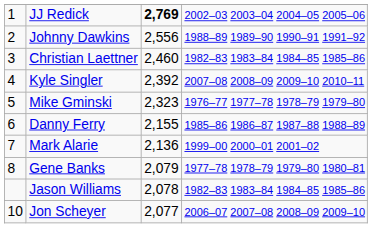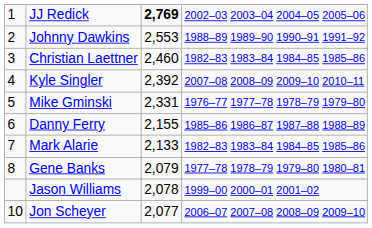(161, 37) 2,556 -> (161, 37) 2,553
(161, 102) 2,323 -> (161, 102) 2,331
(161, 146) 2,136 -> (161, 146) 2,133
(252, 146) 1999–00 2000–01 2001–02 -> (275, 146) 1982–83 1983–84 1984–85 1985–86
(275, 190) 1982–83 1983–84 1984–85 1985–86 -> (252, 190) 1999–00 2000–01 2001–02
